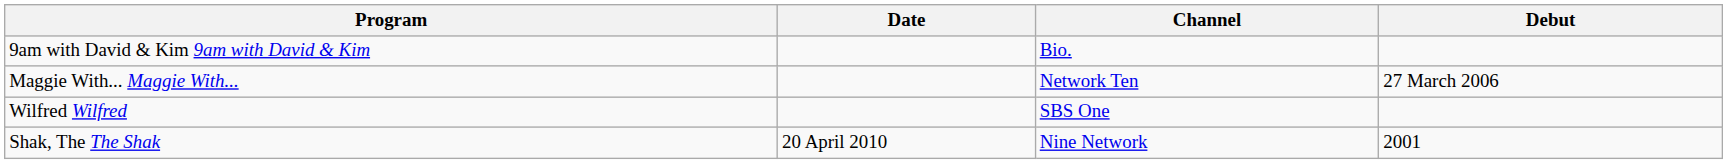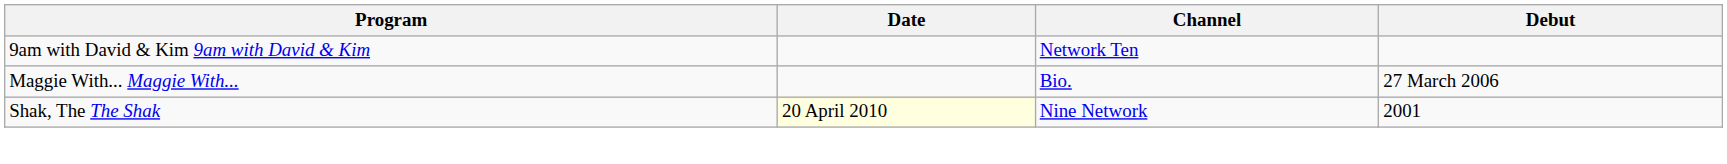(1056, 50) Bio. -> (1089, 50) Network Ten
(1089, 81) Network Ten -> (1056, 81) Bio.
- row: (68, 111)
(835, 142) no background -> (835, 111) lightyellow background
